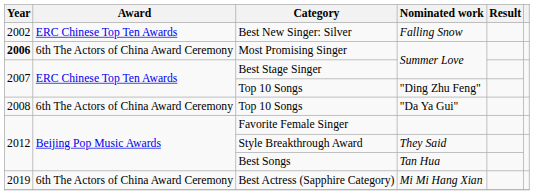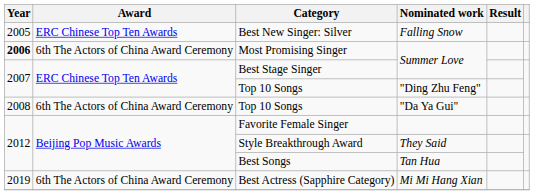(19, 32) 2002 -> (19, 32) 2005
